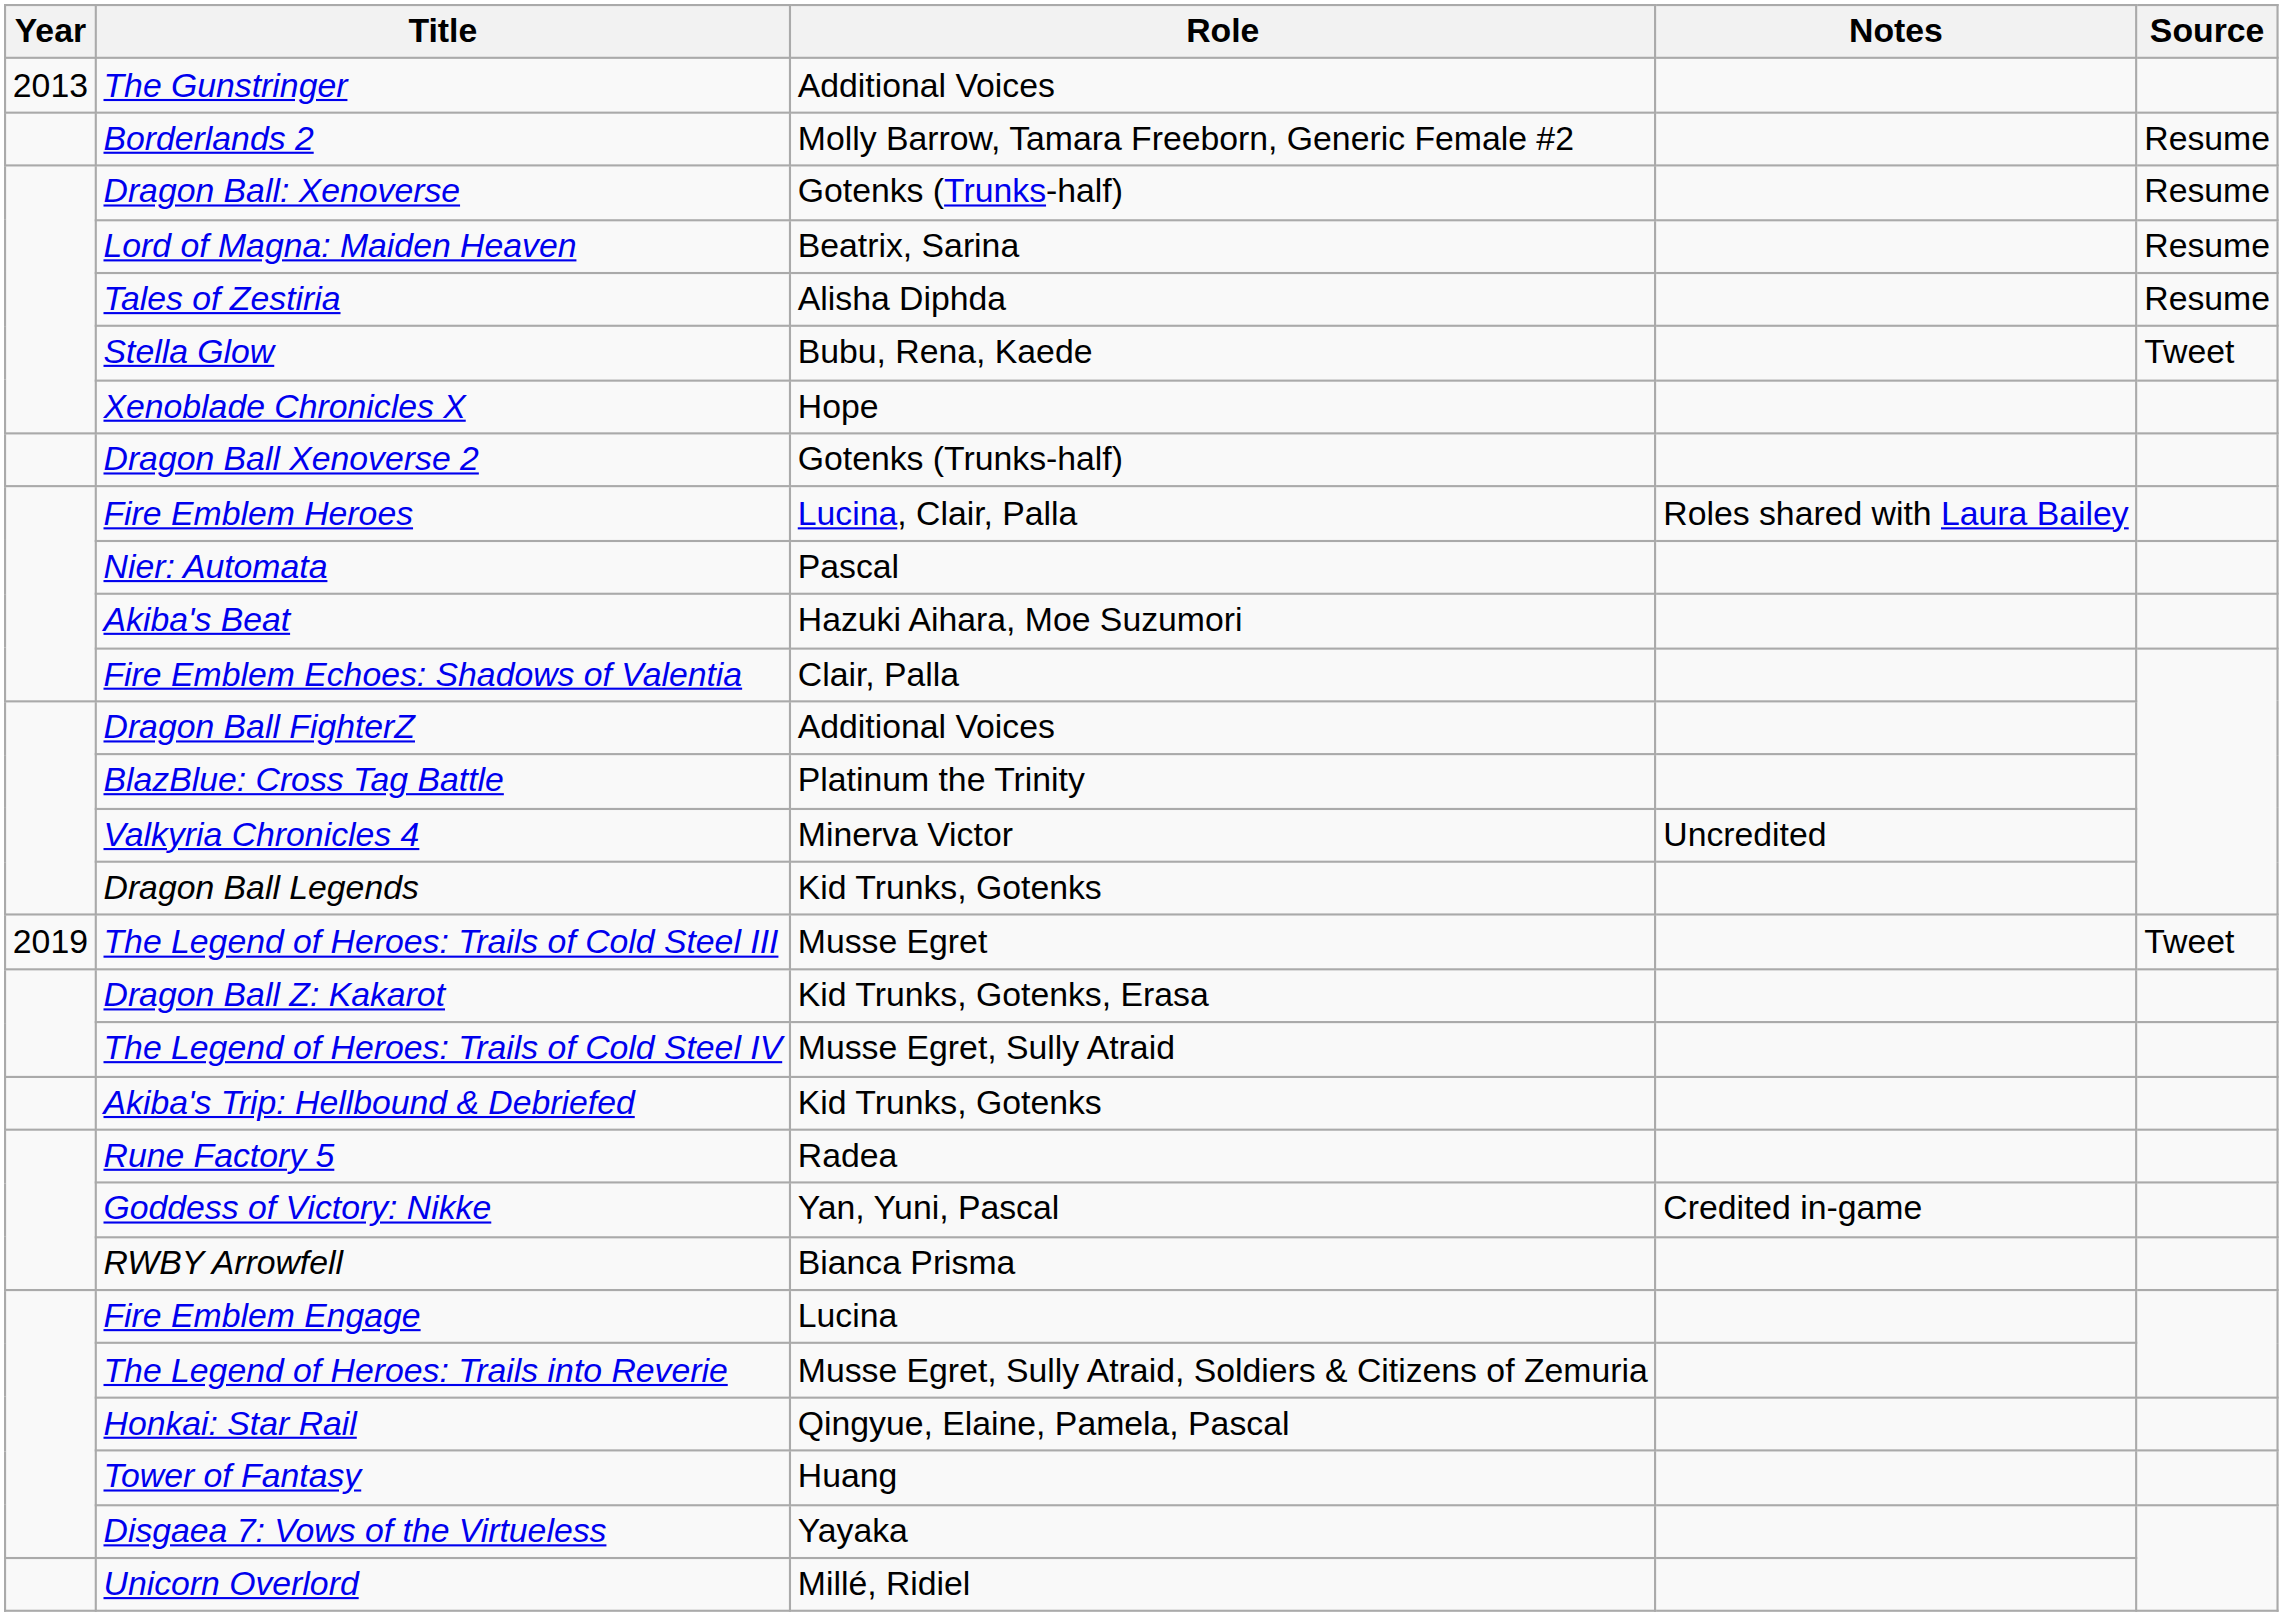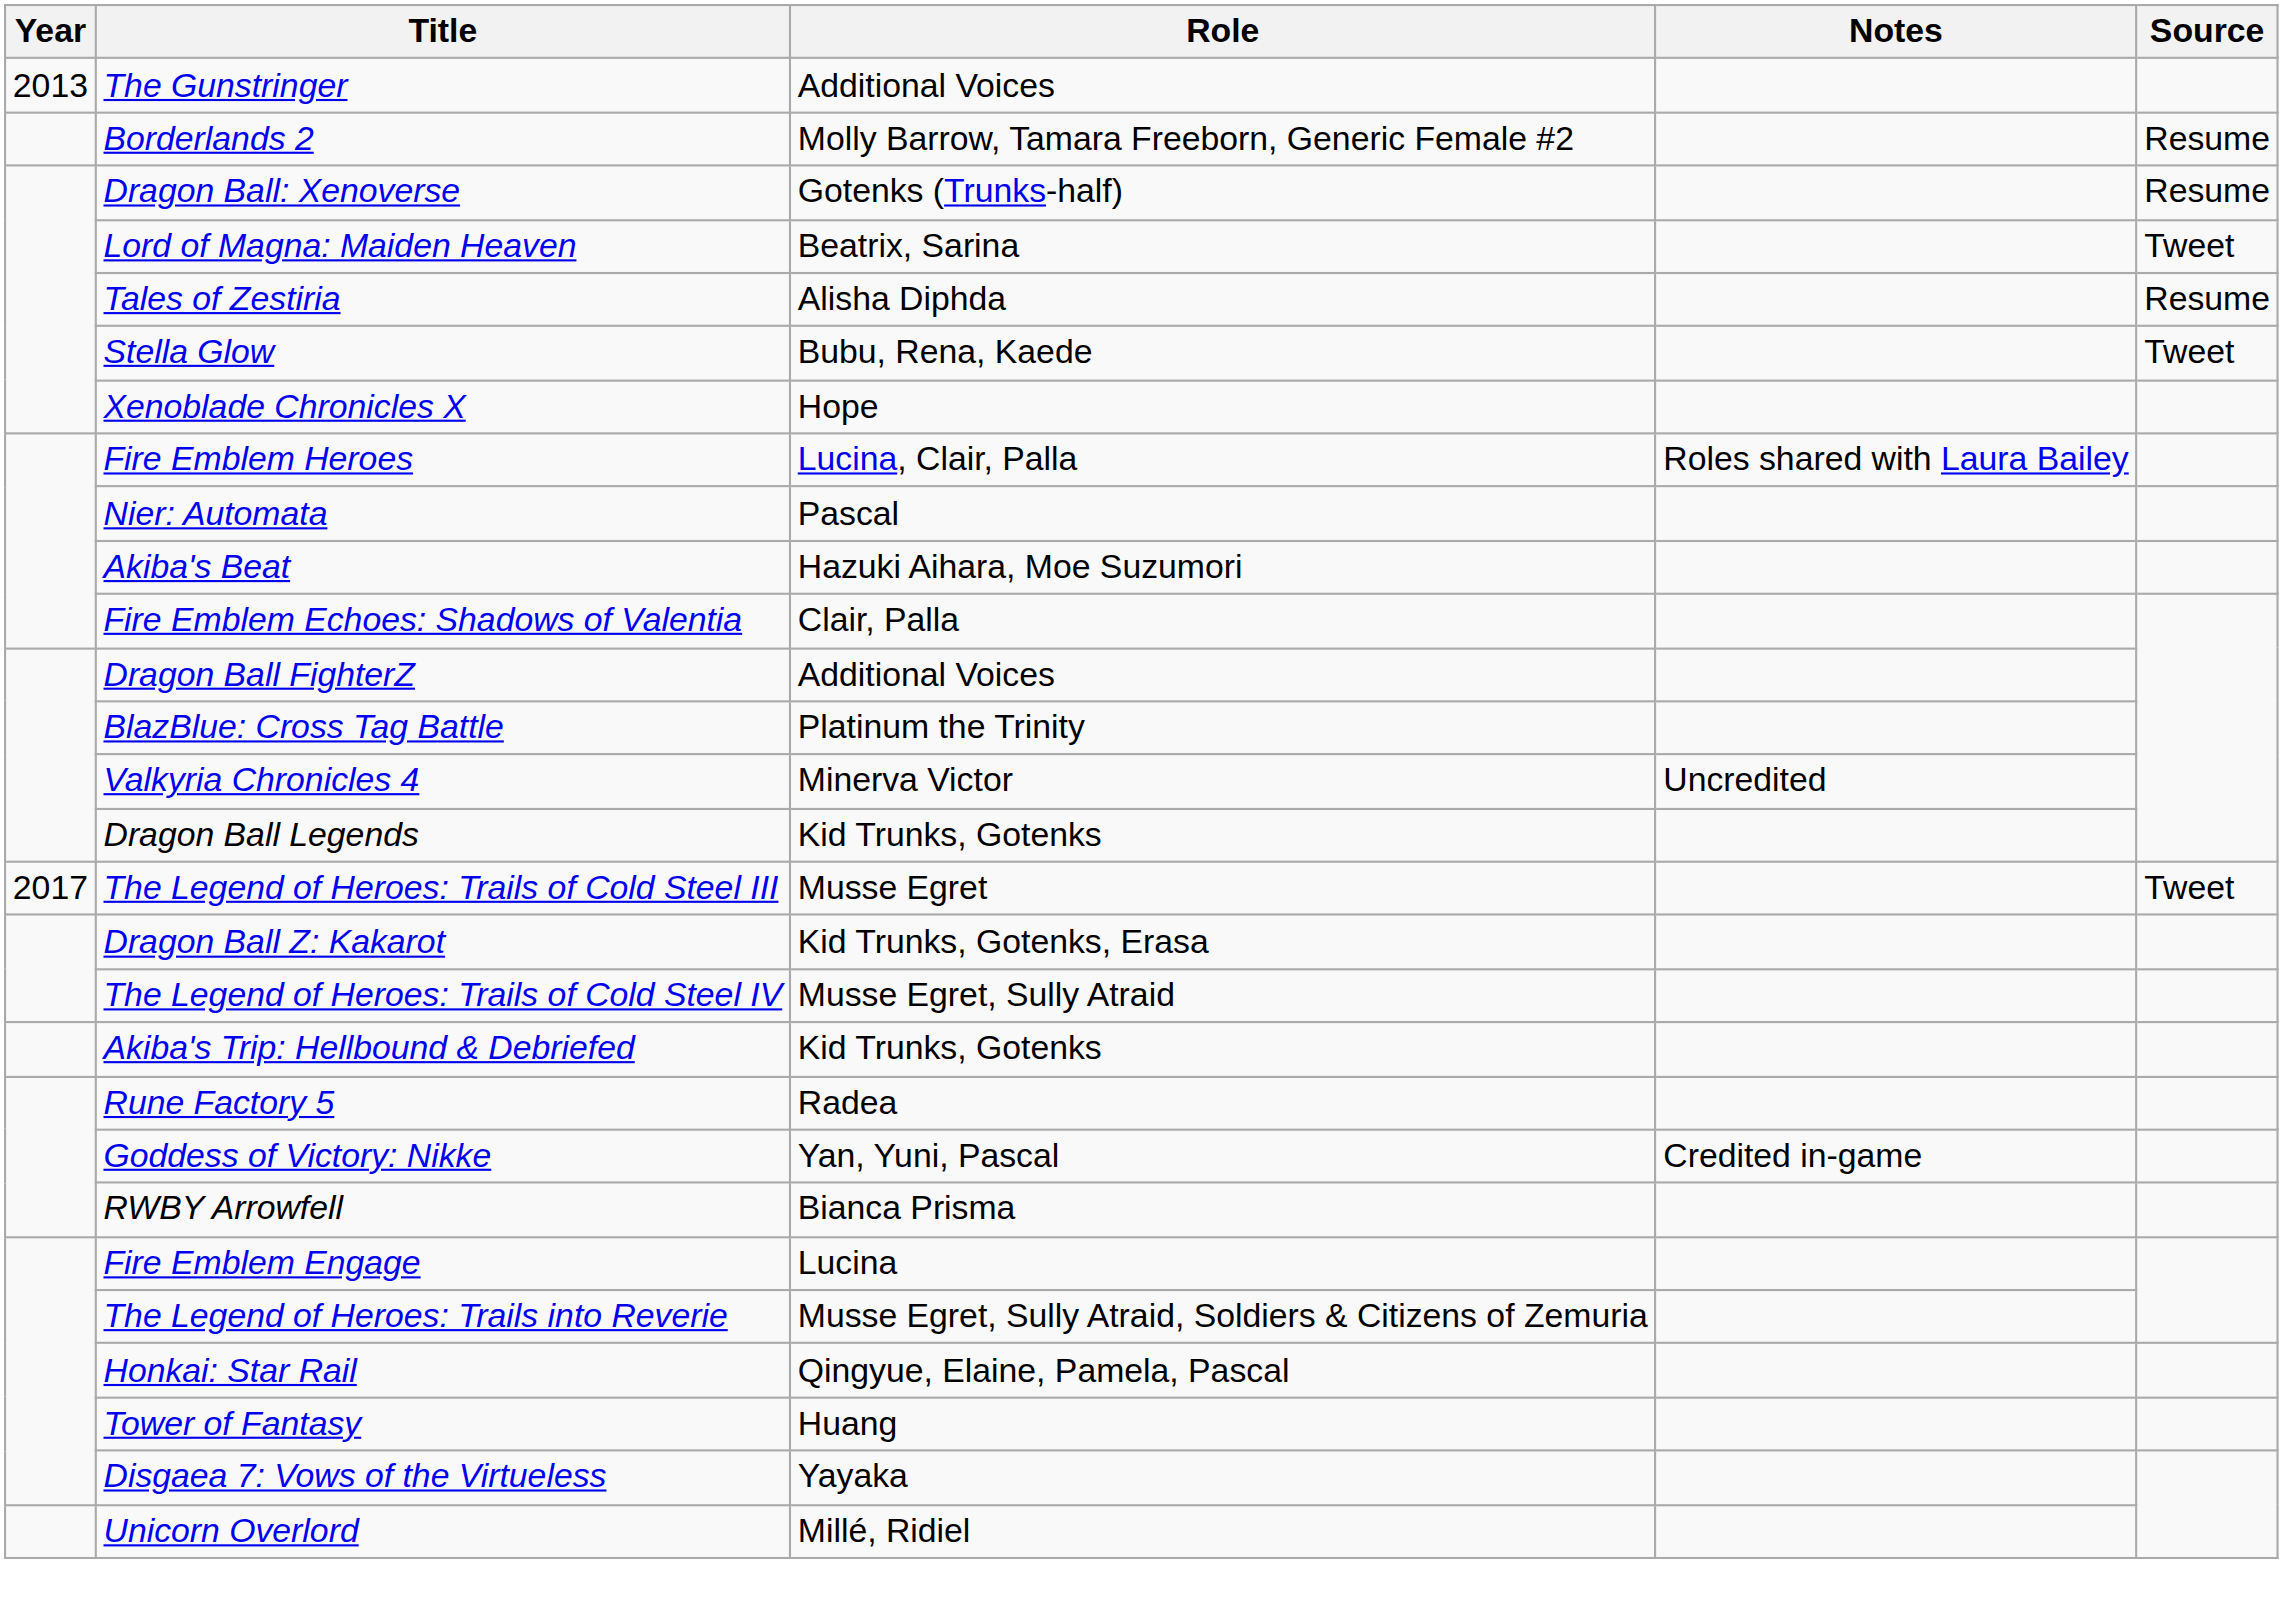(2207, 245) Resume -> (2189, 245) Tweet
- row: (291, 459)
(50, 941) 2019 -> (50, 887) 2017
